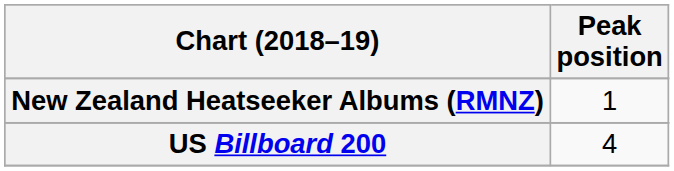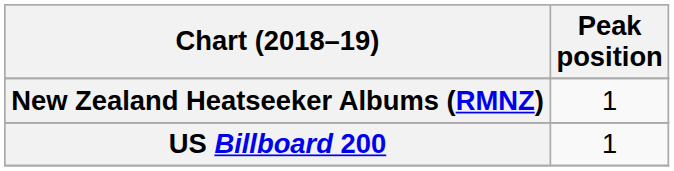(610, 143) 4 -> (610, 143) 1
